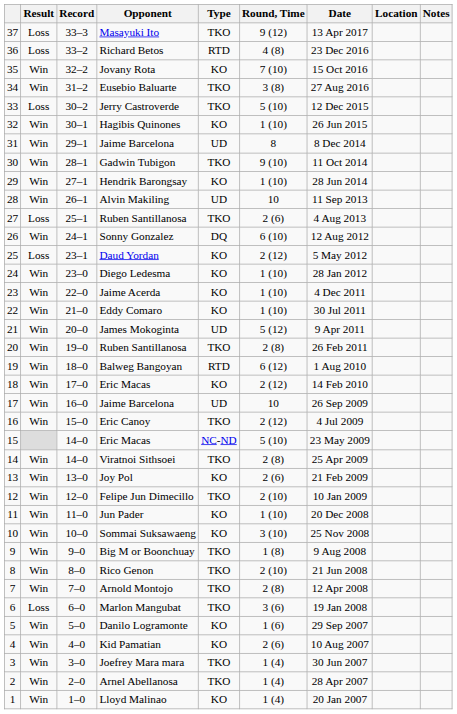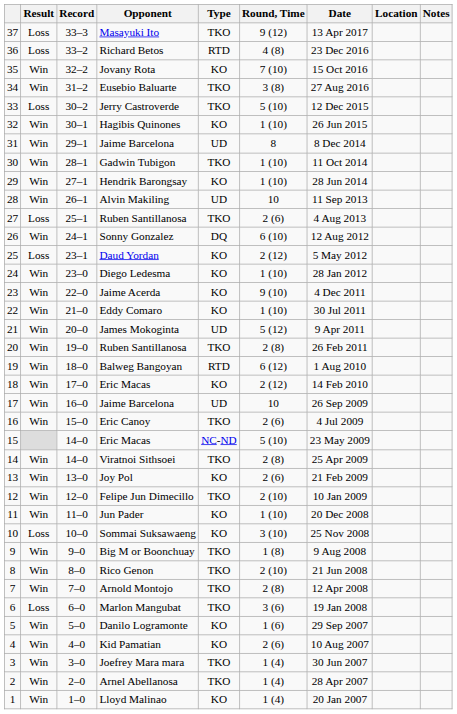(273, 162) 9 (10) -> (273, 162) 1 (10)
(273, 292) 1 (10) -> (273, 292) 9 (10)
(273, 421) 2 (12) -> (273, 421) 2 (6)
(39, 533) Win -> (39, 533) Loss
